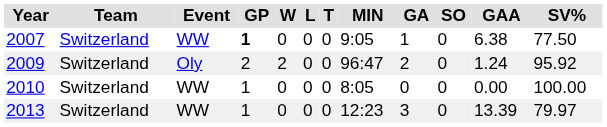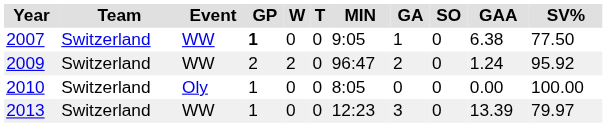- column: (310, 15)
(189, 63) Oly -> (198, 63) WW
(193, 87) WW -> (195, 87) Oly
